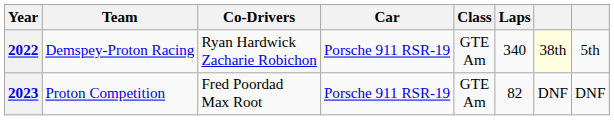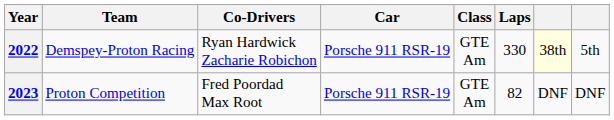(515, 51) 340 -> (515, 51) 330
